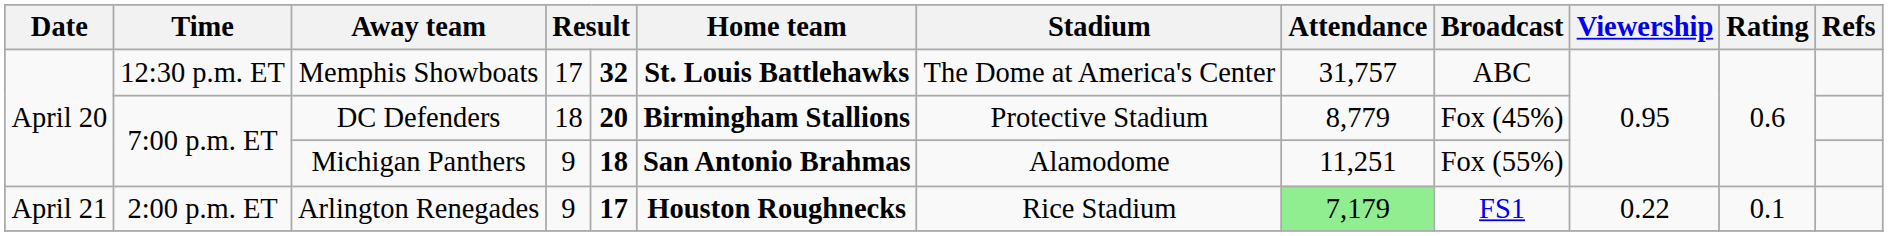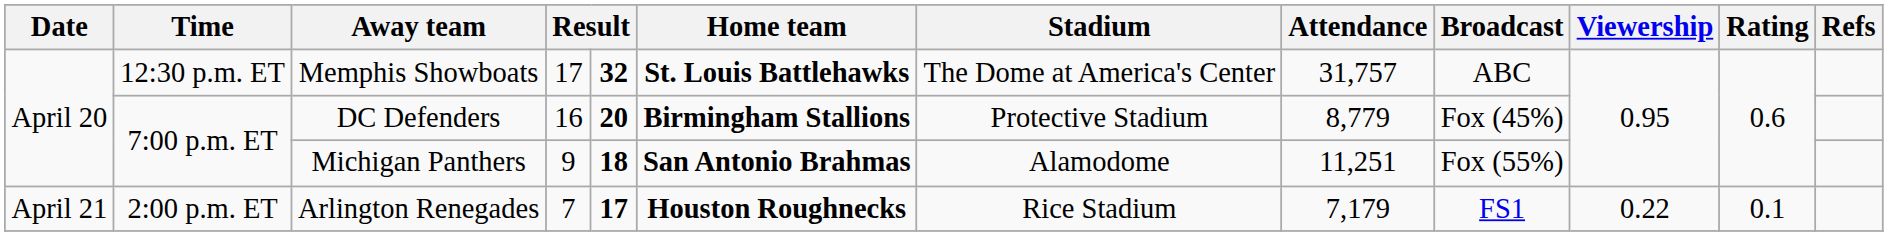(568, 117) 18 -> (568, 117) 16
(568, 207) 9 -> (568, 207) 7
(1358, 207) lightgreen background -> (1358, 207) no background
